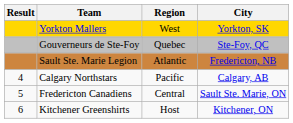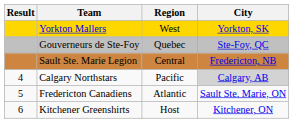(170, 61) Atlantic -> (170, 61) Central
(243, 77) no background -> (243, 77) lightgrey background
(170, 93) Central -> (170, 93) Atlantic
